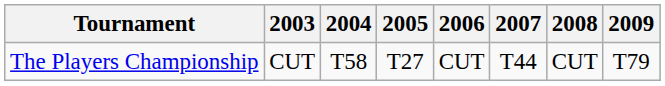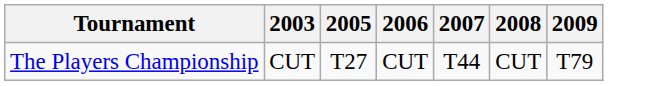- column: (349, 23)
